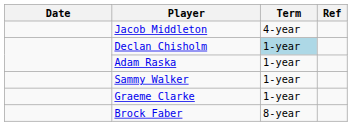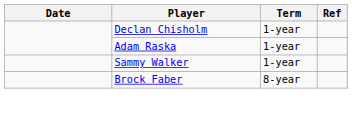- row: (161, 30)
(282, 46) lightblue background -> (282, 30) no background
- row: (155, 96)
